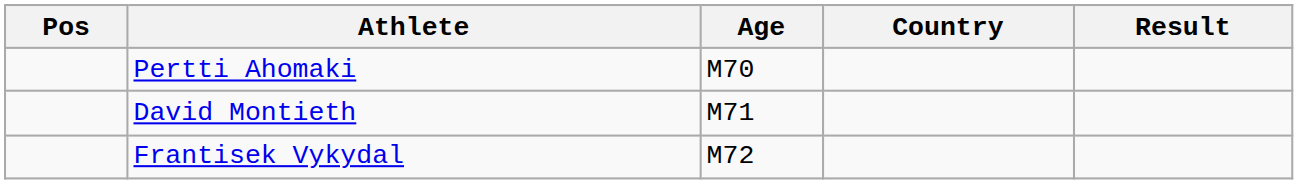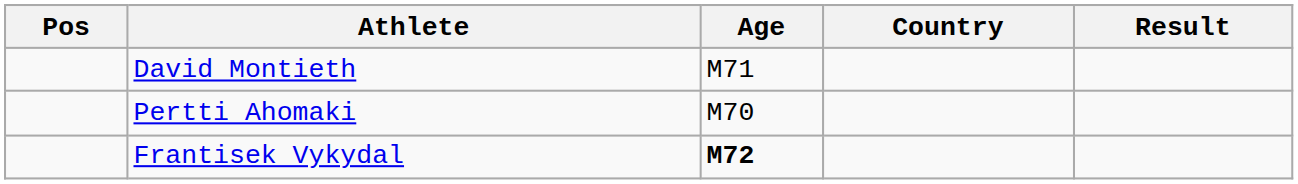rows swapped: (245, 113) <-> (245, 70)
(730, 156) normal -> (730, 156) bold
